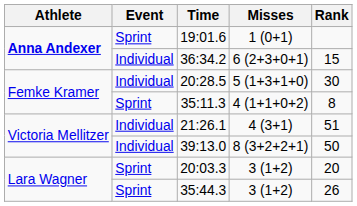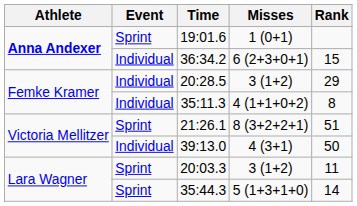(271, 81) 5 (1+3+1+0) -> (271, 81) 3 (1+2)
(332, 81) 30 -> (332, 81) 29
(133, 103) Sprint -> (144, 103) Individual
(144, 125) Individual -> (133, 125) Sprint
(271, 125) 4 (3+1) -> (271, 125) 8 (3+2+2+1)
(271, 147) 8 (3+2+2+1) -> (271, 147) 4 (3+1)
(332, 169) 20 -> (332, 169) 11
(271, 191) 3 (1+2) -> (271, 191) 5 (1+3+1+0)
(332, 191) 26 -> (332, 191) 14
